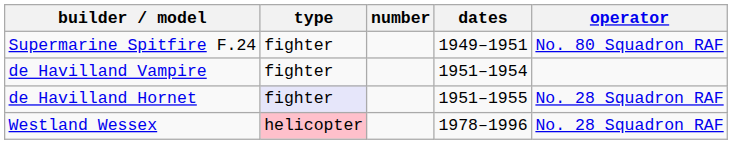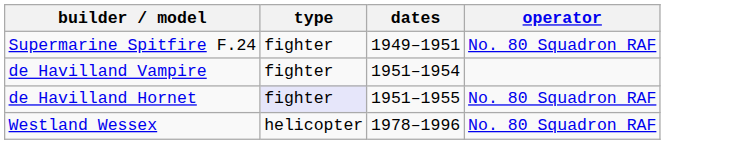- column: (401, 18)
(630, 99) No. 28 Squadron RAF -> (562, 99) No. 80 Squadron RAF
(314, 126) pink background -> (314, 126) no background
(630, 126) No. 28 Squadron RAF -> (562, 126) No. 80 Squadron RAF
